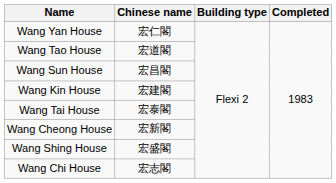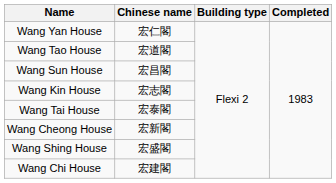(155, 90) 宏建閣 -> (155, 90) 宏志閣
(155, 168) 宏志閣 -> (155, 168) 宏建閣
